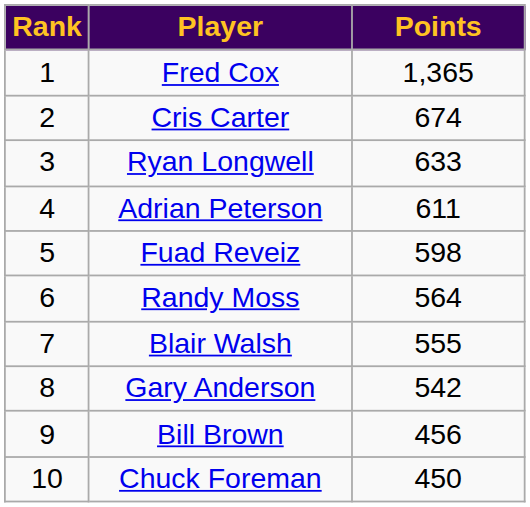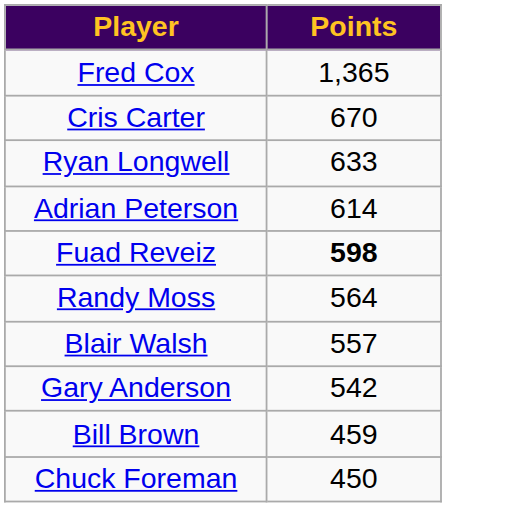- column: (47, 27)
(438, 117) 674 -> (354, 117) 670
(438, 207) 611 -> (354, 207) 614
(438, 252) normal -> (354, 252) bold
(438, 343) 555 -> (354, 343) 557
(438, 433) 456 -> (354, 433) 459
